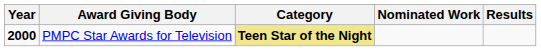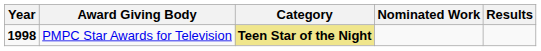(22, 35) 2000 -> (22, 35) 1998
